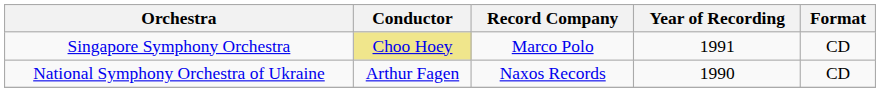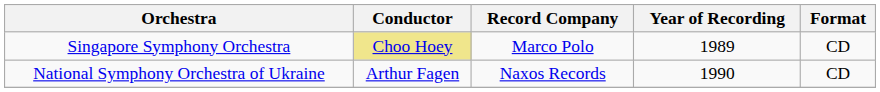(717, 45) 1991 -> (717, 45) 1989
